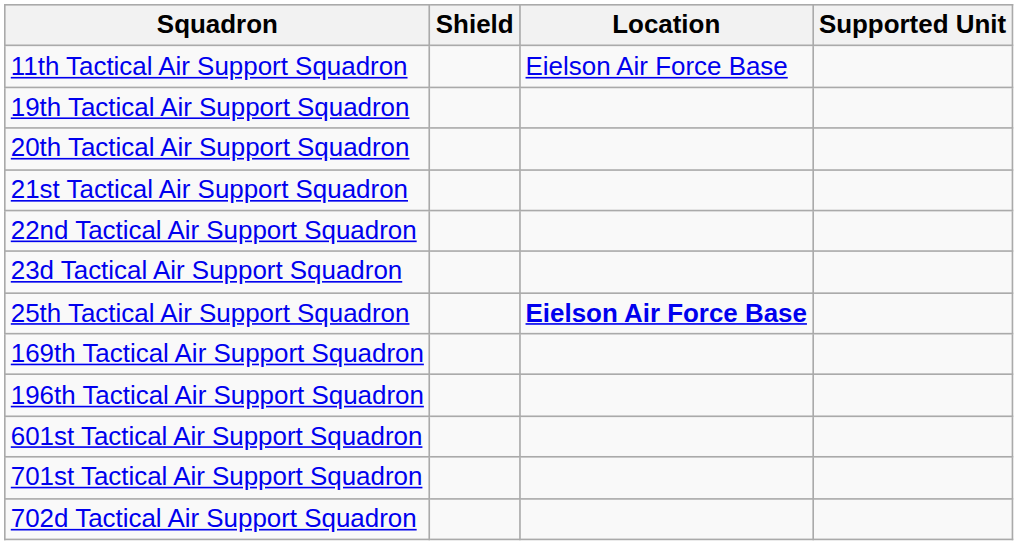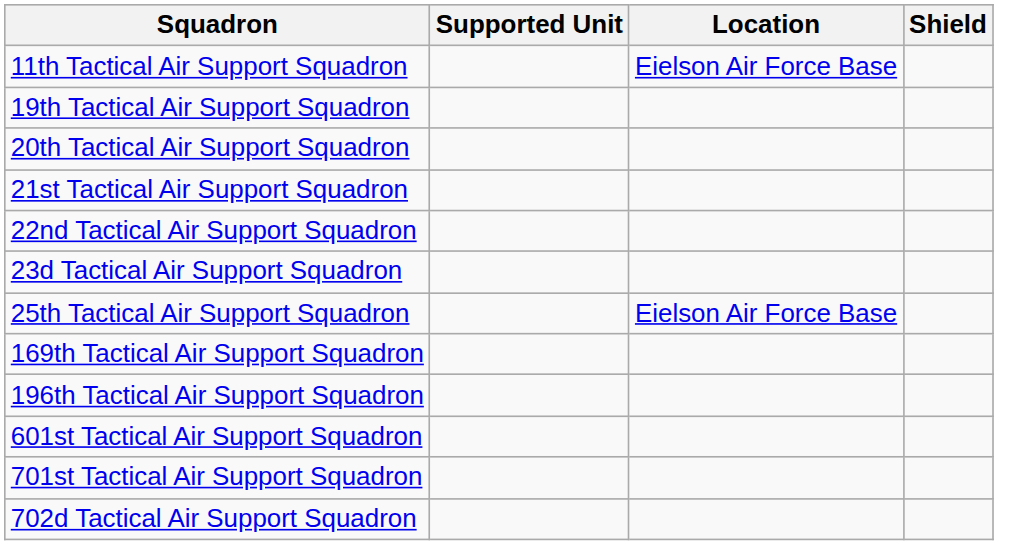columns swapped: (475, 25) <-> (912, 25)
(666, 312) bold -> (766, 312) normal
